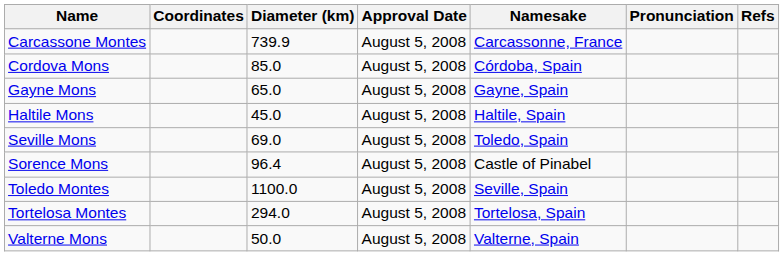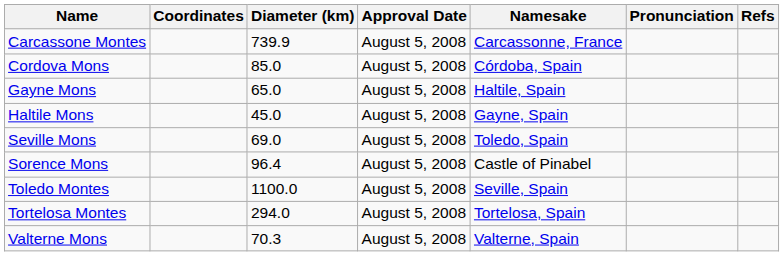(521, 90) Gayne, Spain -> (520, 90) Haltile, Spain
(520, 115) Haltile, Spain -> (521, 115) Gayne, Spain
(266, 238) 50.0 -> (266, 238) 70.3
